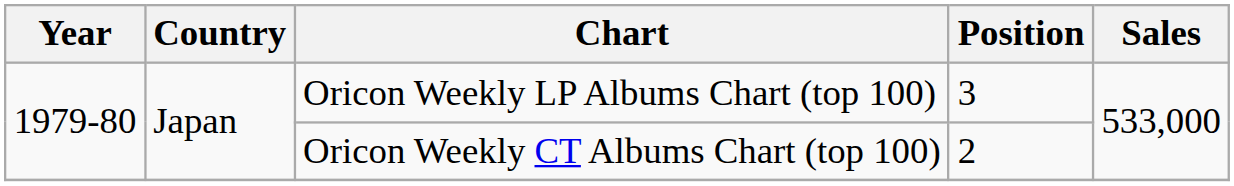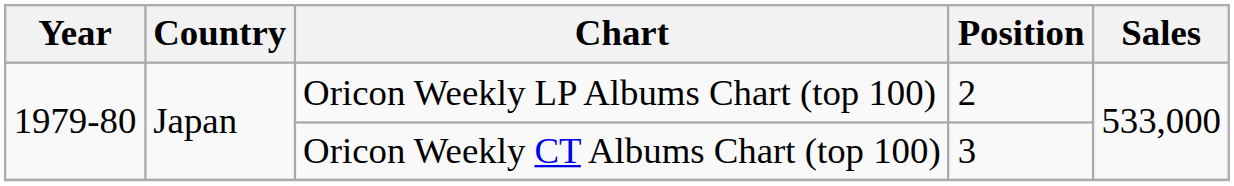(967, 92) 3 -> (967, 92) 2
(967, 150) 2 -> (967, 150) 3
